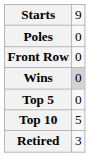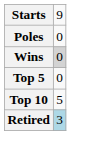- row: (38, 57)
(78, 141) no background -> (59, 120) lightblue background
